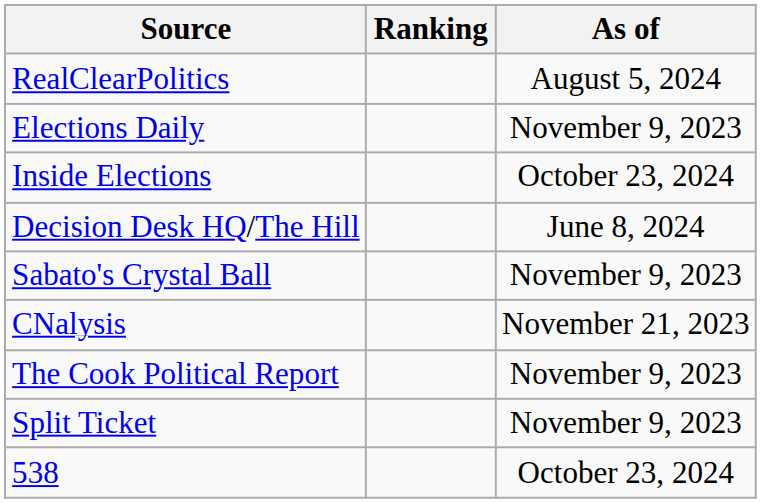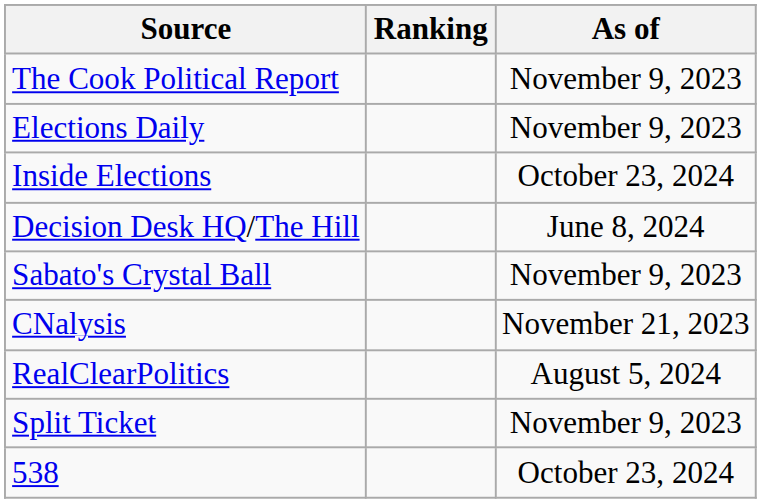rows swapped: (175, 373) <-> (121, 78)
